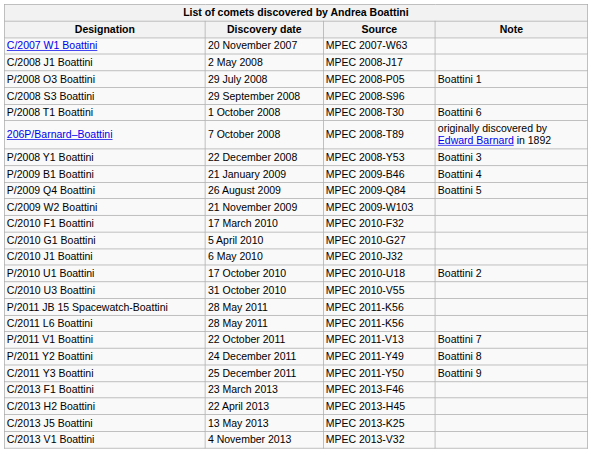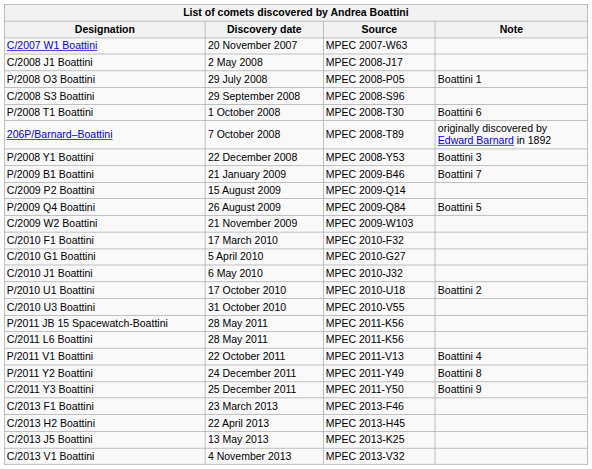(460, 174) Boattini 4 -> (460, 174) Boattini 7
+ row: (51, 191)
(460, 340) Boattini 7 -> (460, 357) Boattini 4
